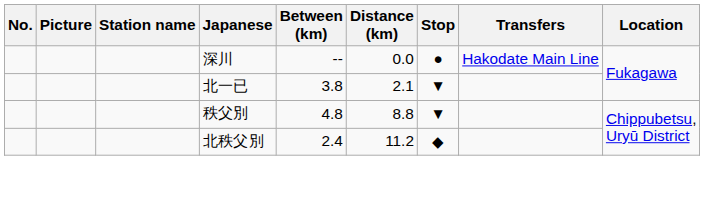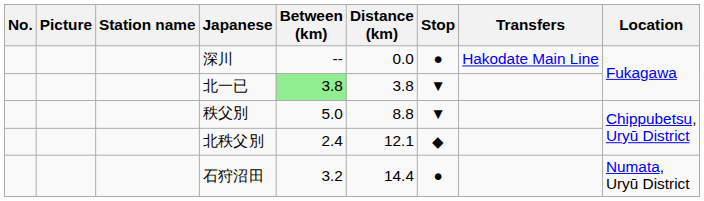(332, 86) no background -> (332, 86) lightgreen background
(403, 86) 2.1 -> (403, 86) 3.8
(332, 114) 4.8 -> (332, 114) 5.0
(400, 141) 11.2 -> (399, 141) 12.1
+ row: (233, 175)
